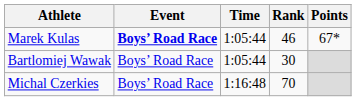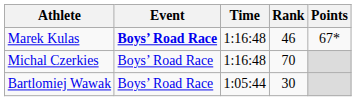(245, 39) 1:05:44 -> (245, 39) 1:16:48
rows swapped: (59, 61) <-> (53, 84)
